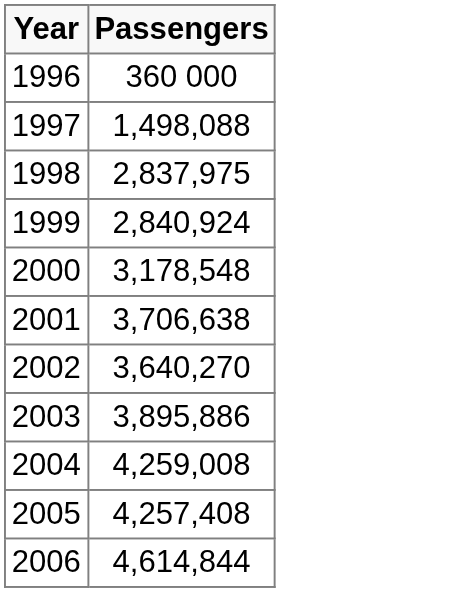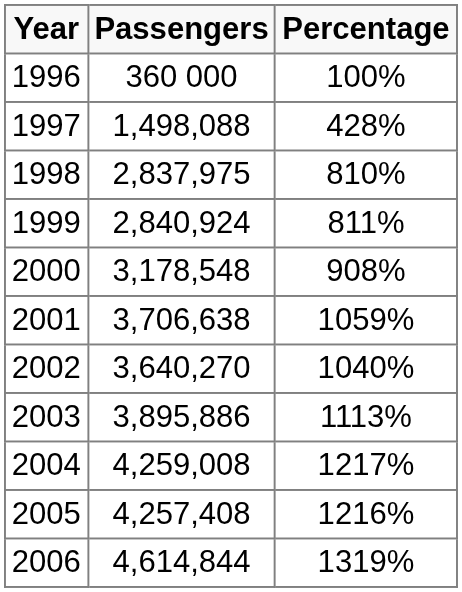+ column: (366, 28)
